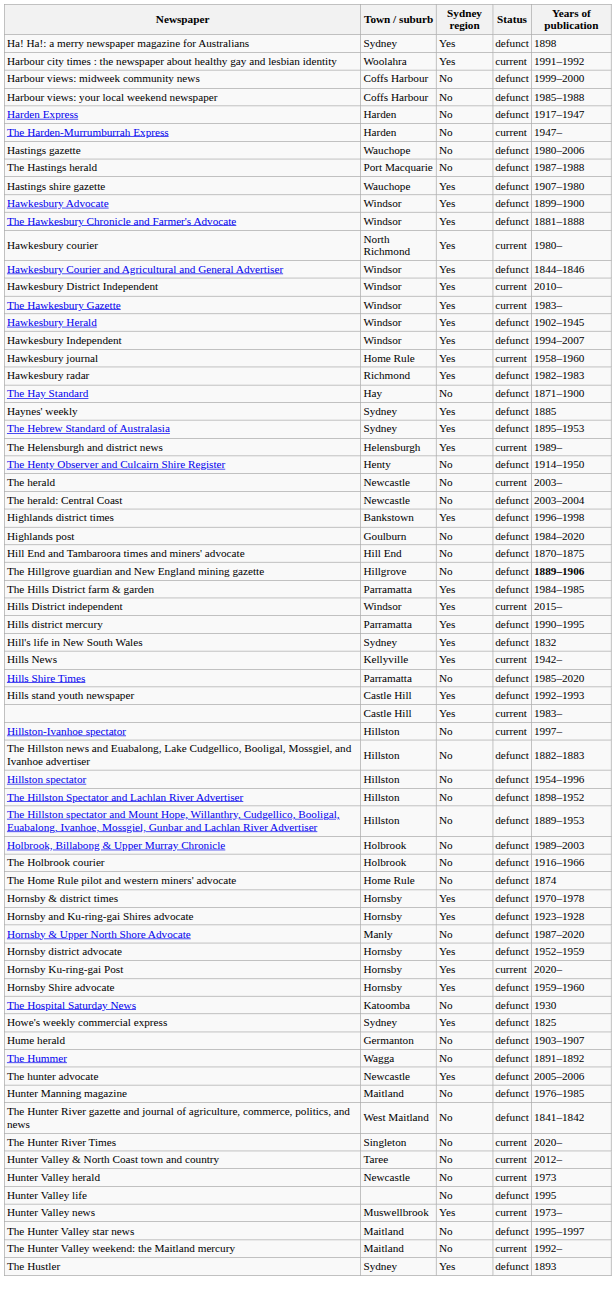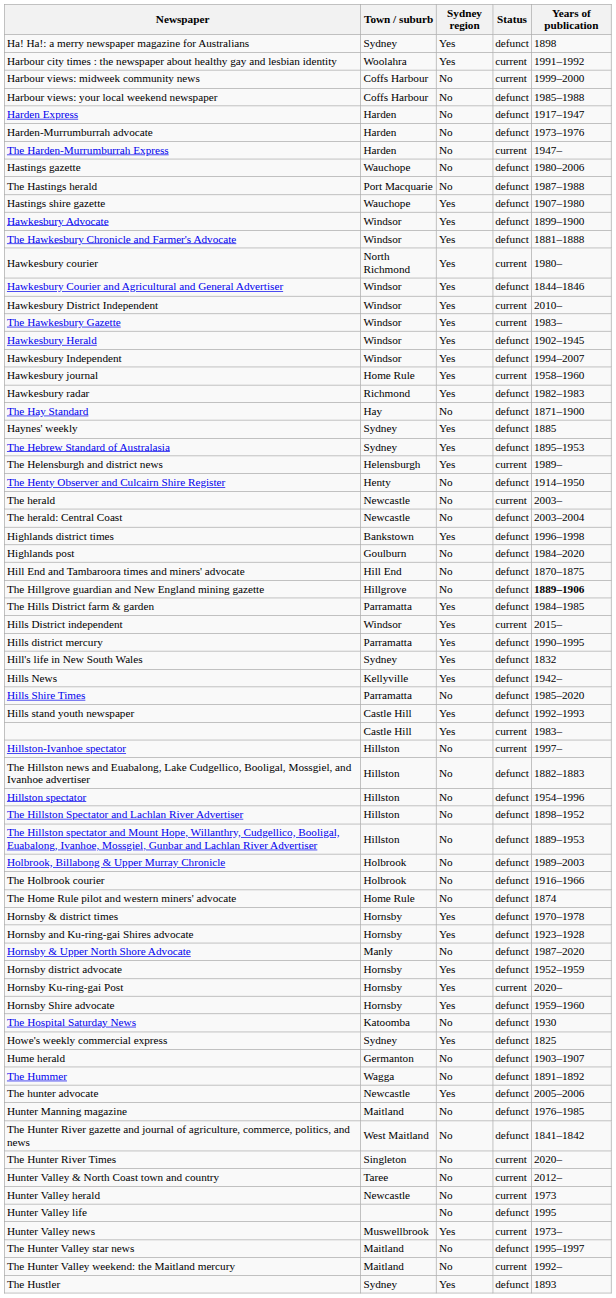(512, 79) defunct -> (511, 79) current
+ row: (80, 132)
(511, 660) current -> (512, 678) defunct
